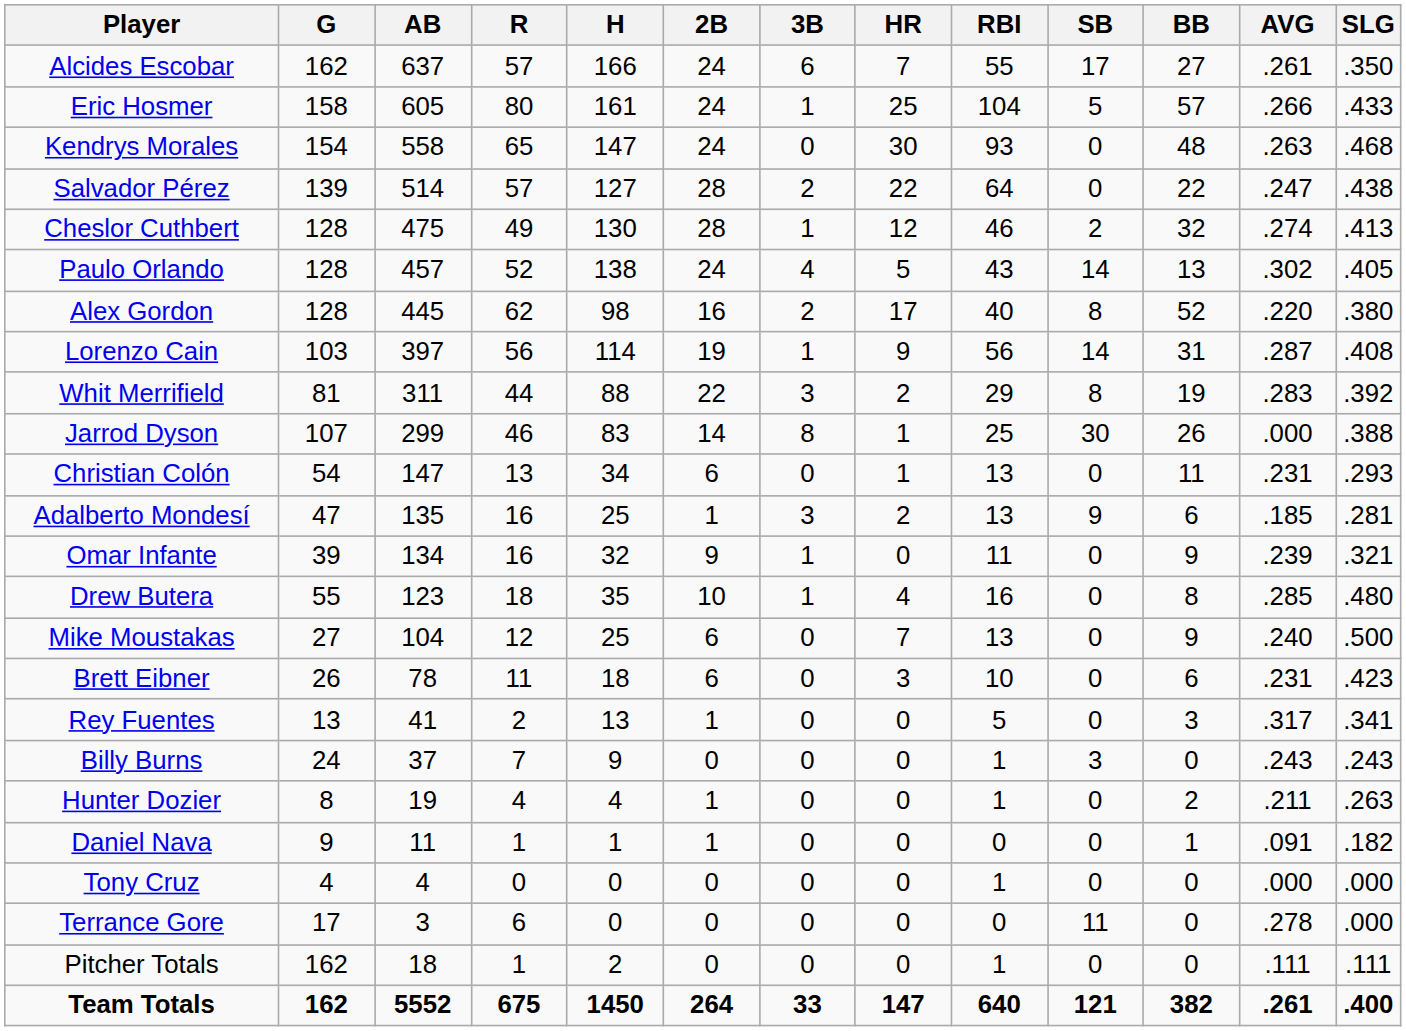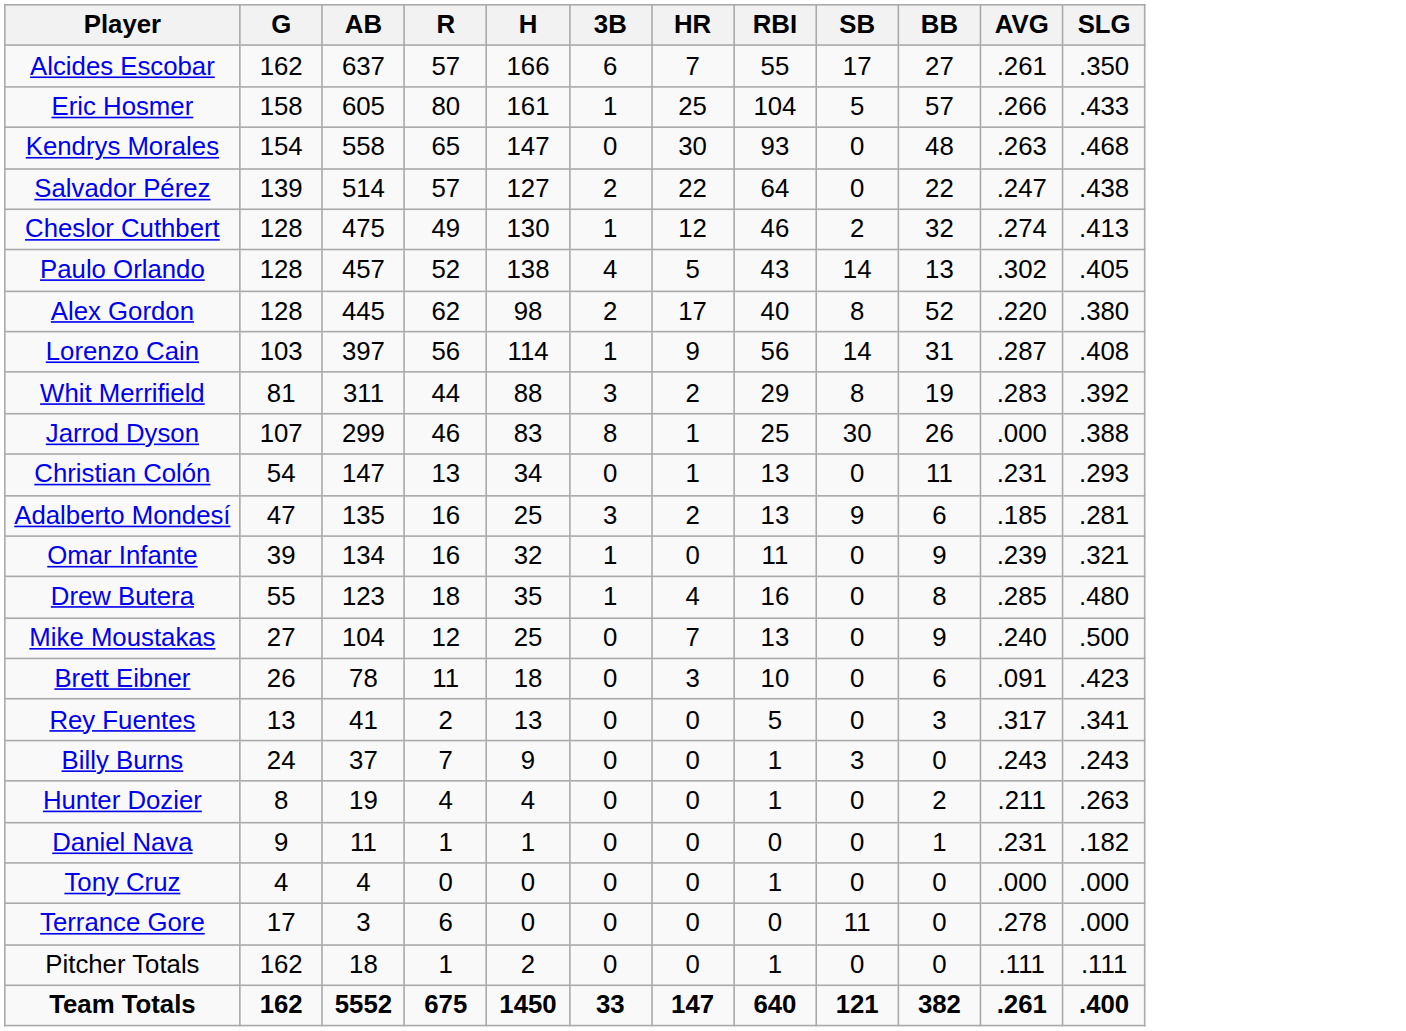- column: (712, 24)
(1288, 678) .231 -> (1022, 678) .091
(1288, 842) .091 -> (1022, 842) .231
